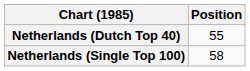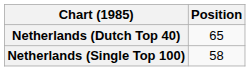(217, 35) 55 -> (217, 35) 65
